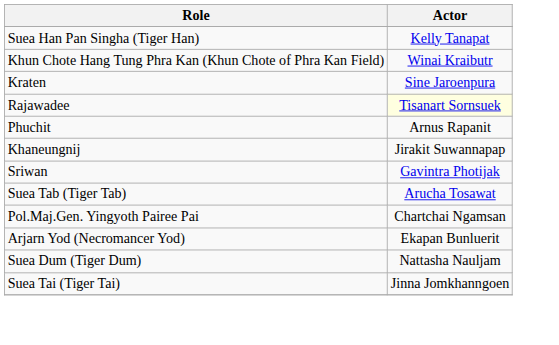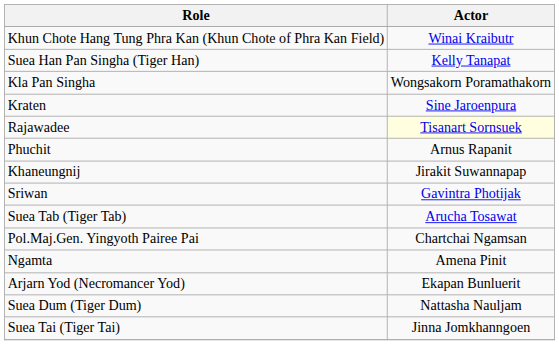rows swapped: (103, 37) <-> (196, 60)
+ row: (51, 82)
+ row: (30, 261)
